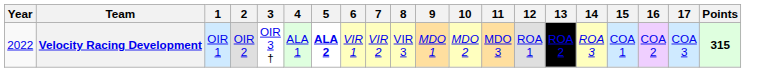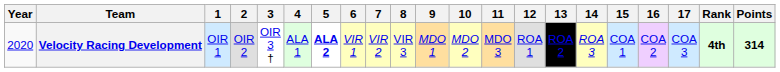+ column: (717, 13)
(20, 45) 2022 -> (20, 45) 2020
(720, 45) 315 -> (754, 45) 314
